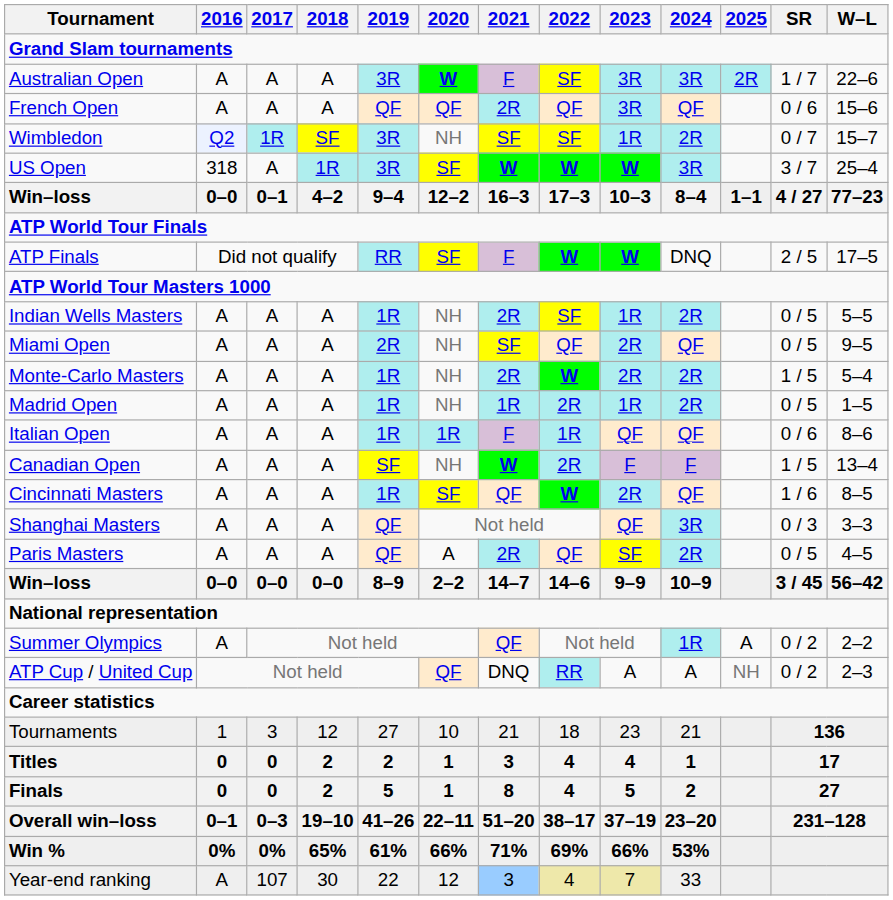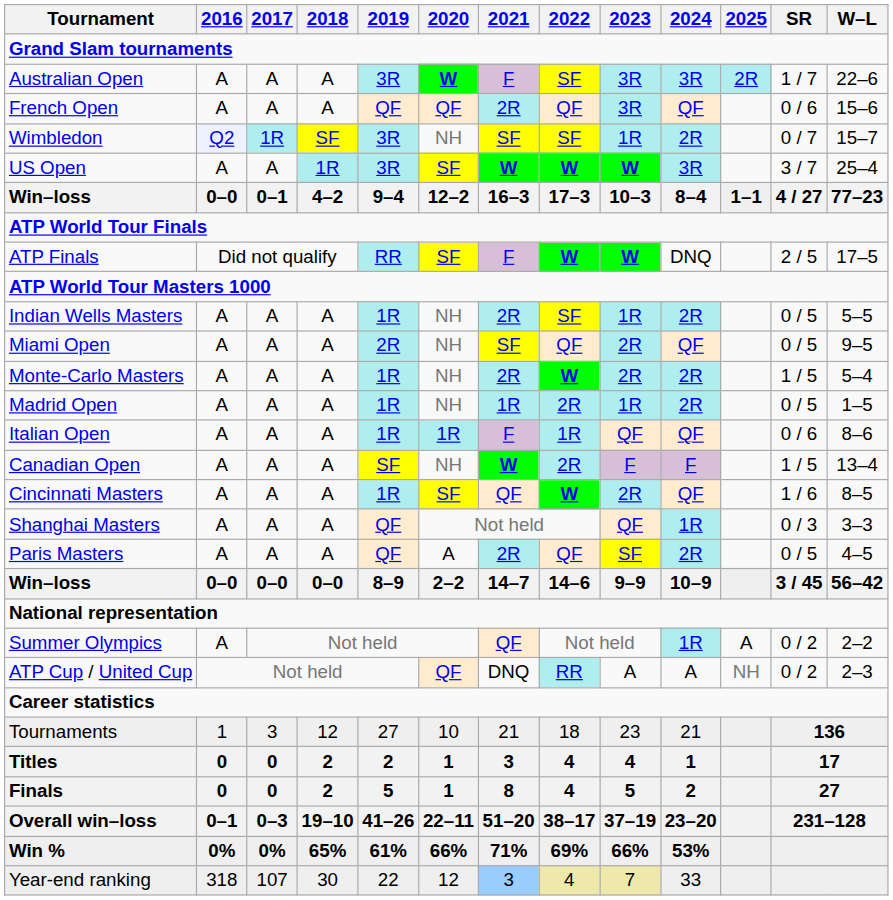(222, 167) 318 -> (222, 167) A
(691, 524) 3R -> (691, 524) 1R
(222, 880) A -> (222, 880) 318
